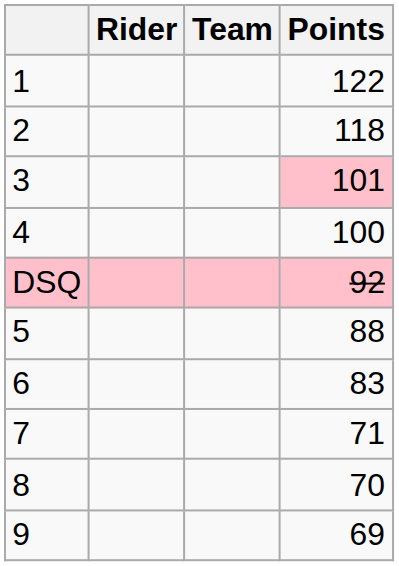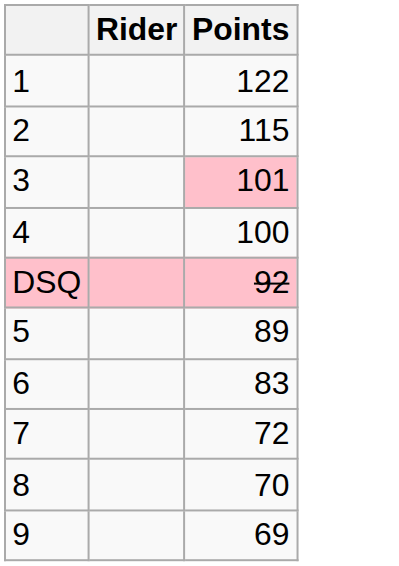- column: (232, 29)
(359, 130) 118 -> (264, 130) 115
(367, 332) 88 -> (272, 332) 89
(367, 433) 71 -> (272, 433) 72
